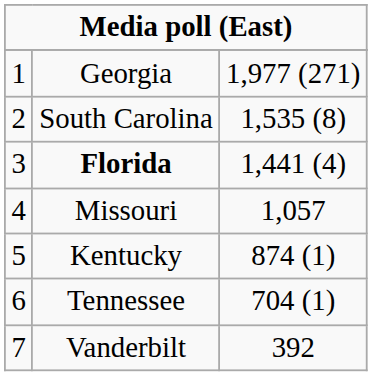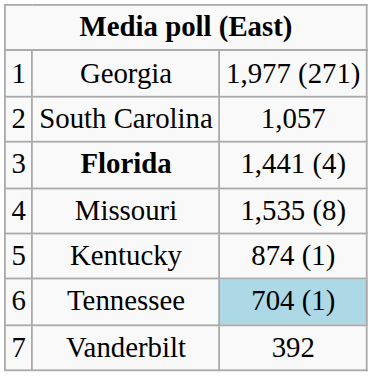(293, 118) 1,535 (8) -> (293, 118) 1,057
(293, 210) 1,057 -> (293, 210) 1,535 (8)
(293, 301) no background -> (293, 301) lightblue background
